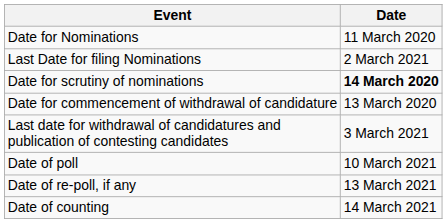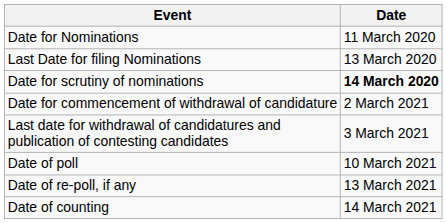(386, 59) 2 March 2021 -> (390, 59) 13 March 2020
(390, 103) 13 March 2020 -> (386, 103) 2 March 2021
